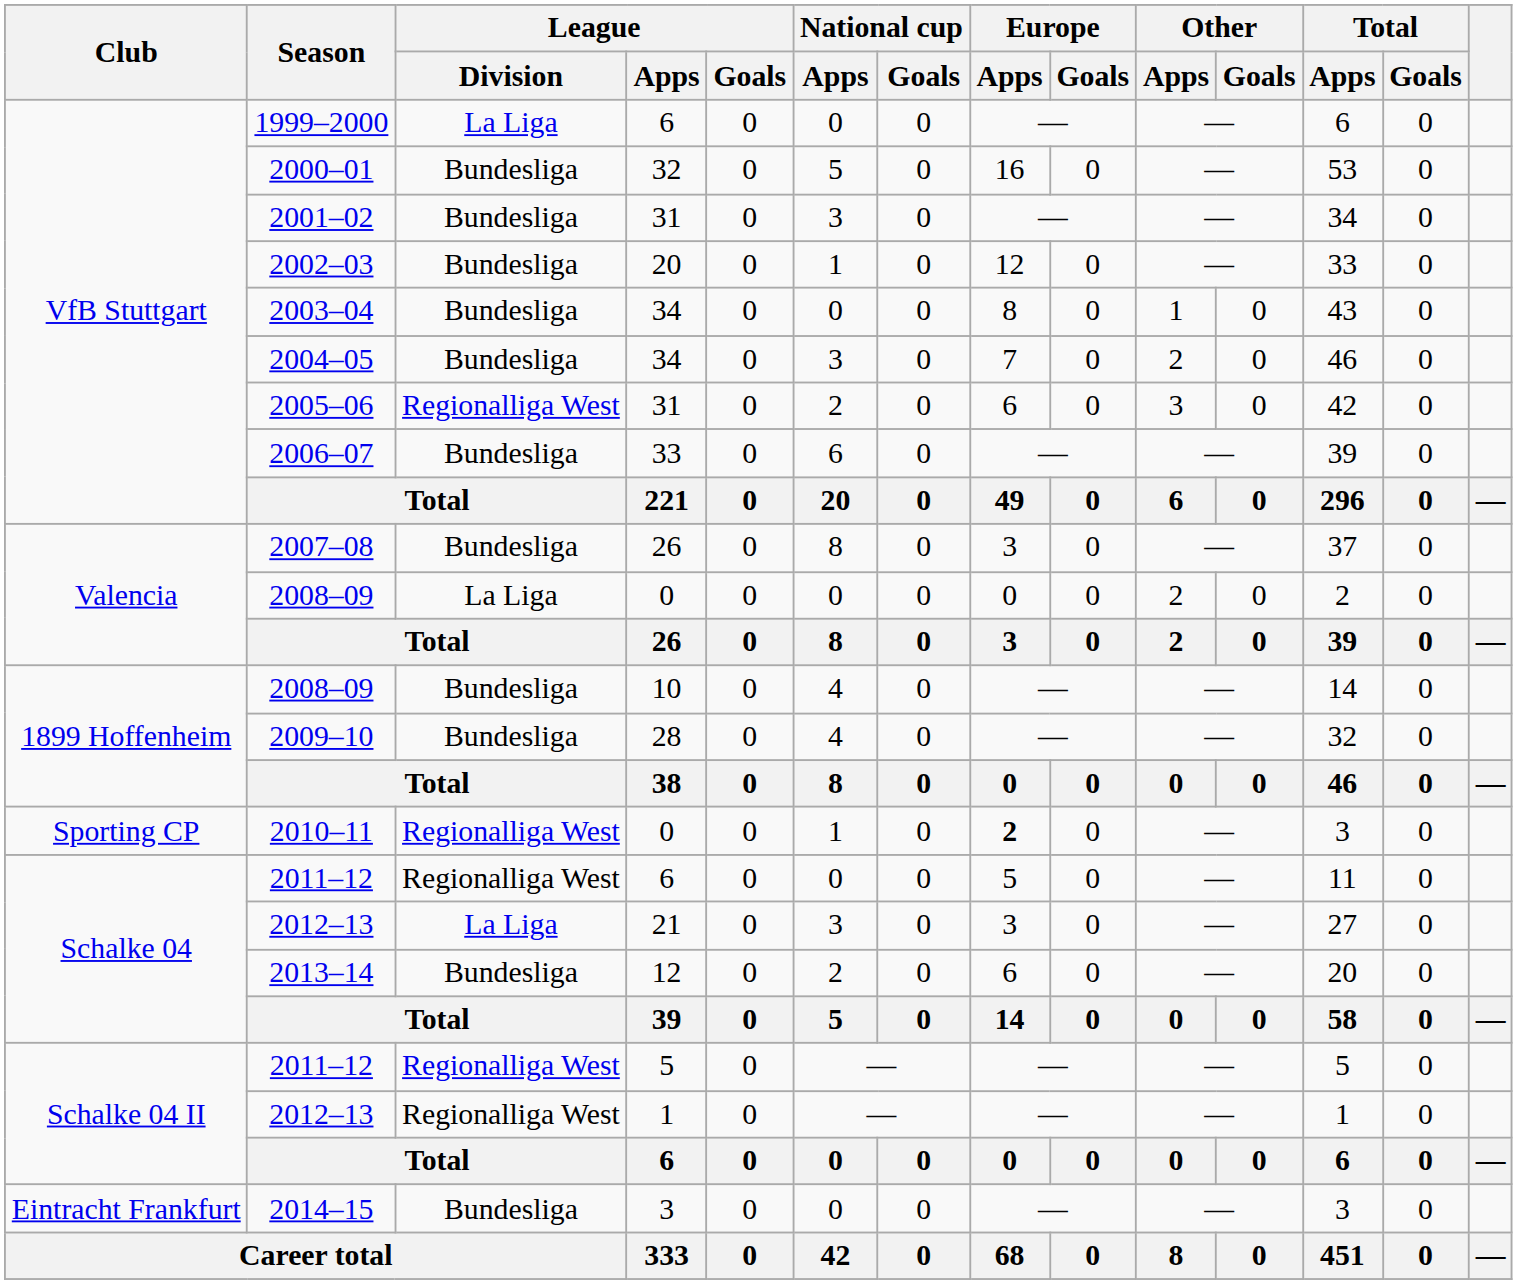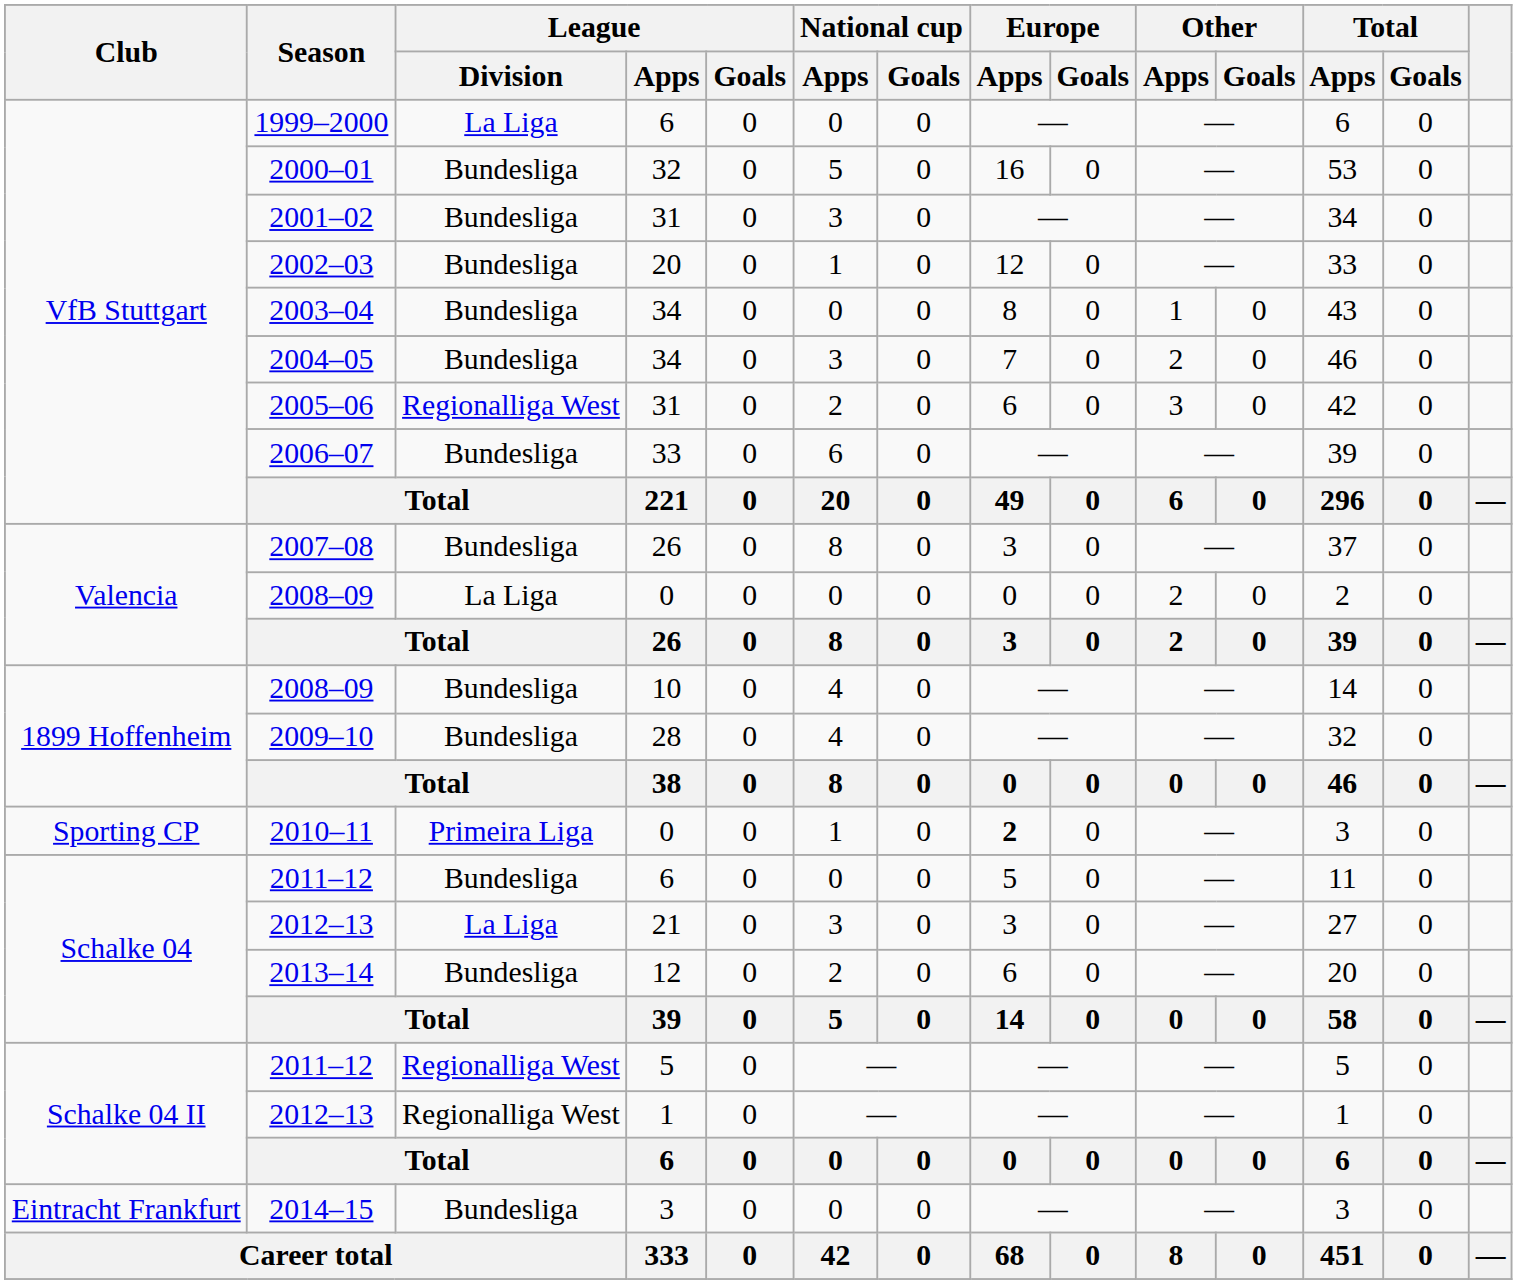(511, 830) Regionalliga West -> (511, 830) Primeira Liga
(511, 877) Regionalliga West -> (511, 877) Bundesliga
